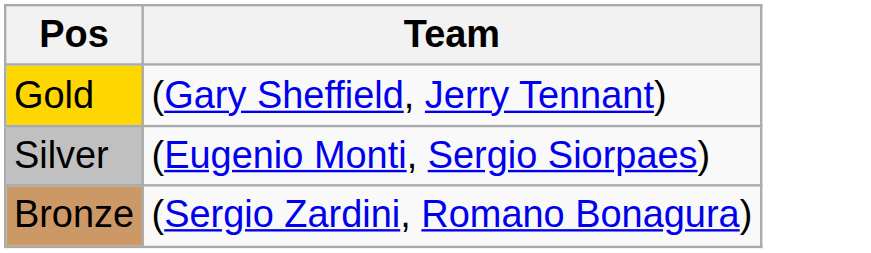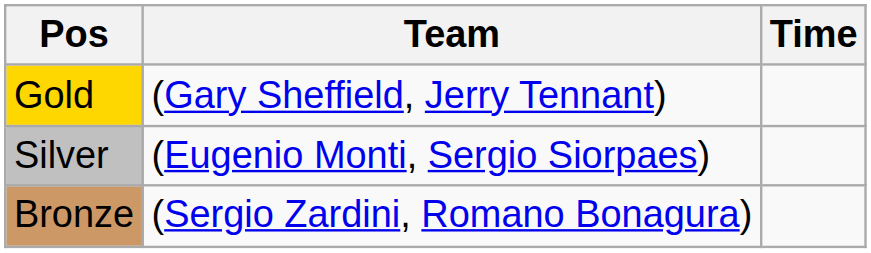+ column: (814, 34)
